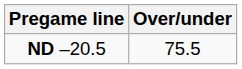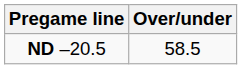(182, 48) 75.5 -> (182, 48) 58.5
